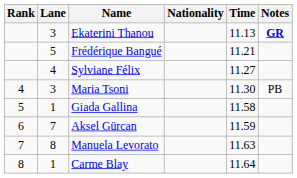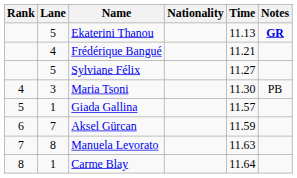(53, 32) 3 -> (53, 32) 5
(53, 51) 5 -> (53, 51) 4
(53, 70) 4 -> (53, 70) 5
(242, 107) 11.58 -> (242, 107) 11.57
